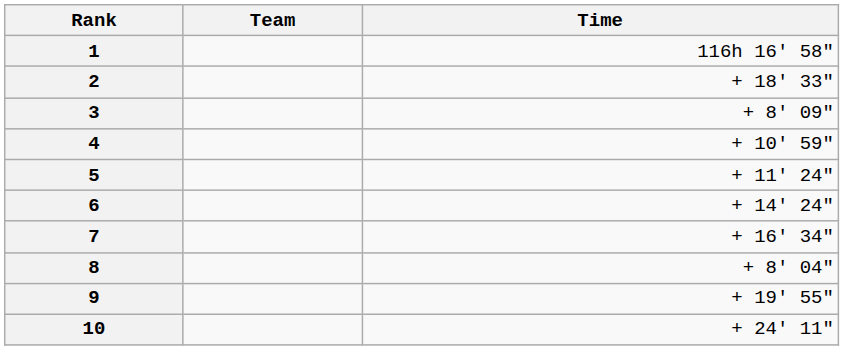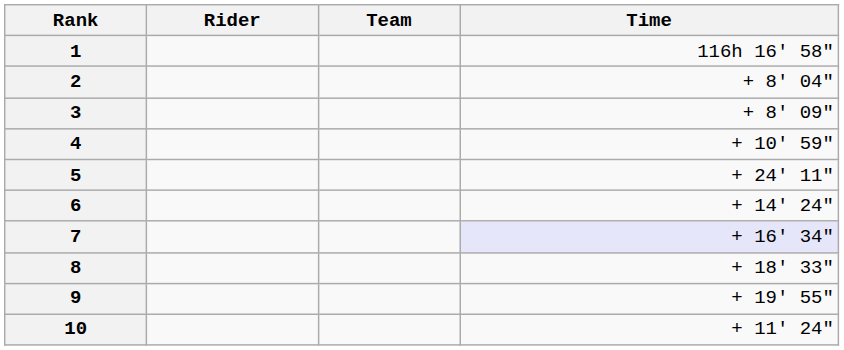+ column: (232, 20)
(783, 82) + 18' 33" -> (788, 82) + 8' 04"
(783, 175) + 11' 24" -> (783, 175) + 24' 11"
(783, 237) no background -> (783, 237) lavender background
(788, 268) + 8' 04" -> (783, 268) + 18' 33"
(783, 330) + 24' 11" -> (783, 330) + 11' 24"
